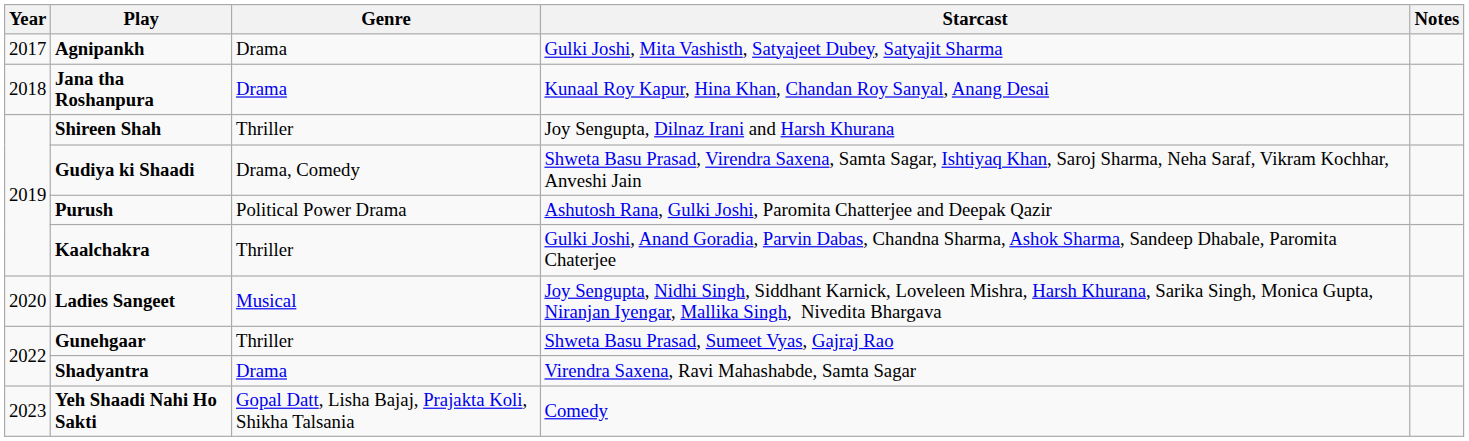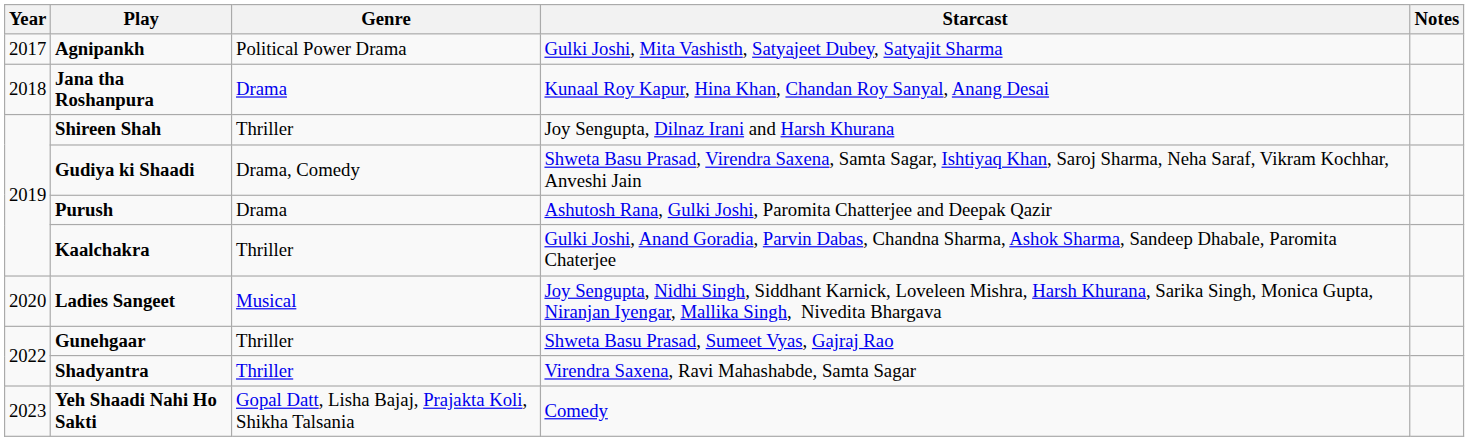(261, 49) Drama -> (321, 49) Political Power Drama
(321, 209) Political Power Drama -> (261, 209) Drama
(261, 370) Drama -> (265, 370) Thriller
